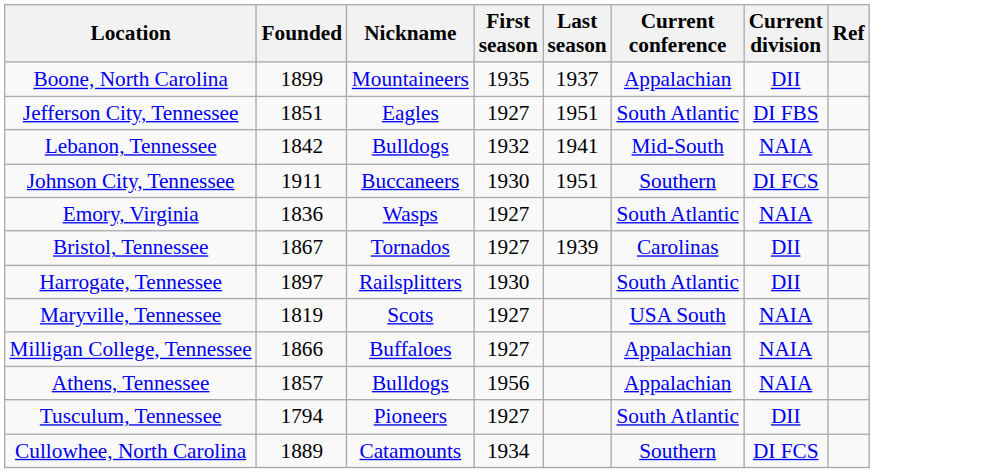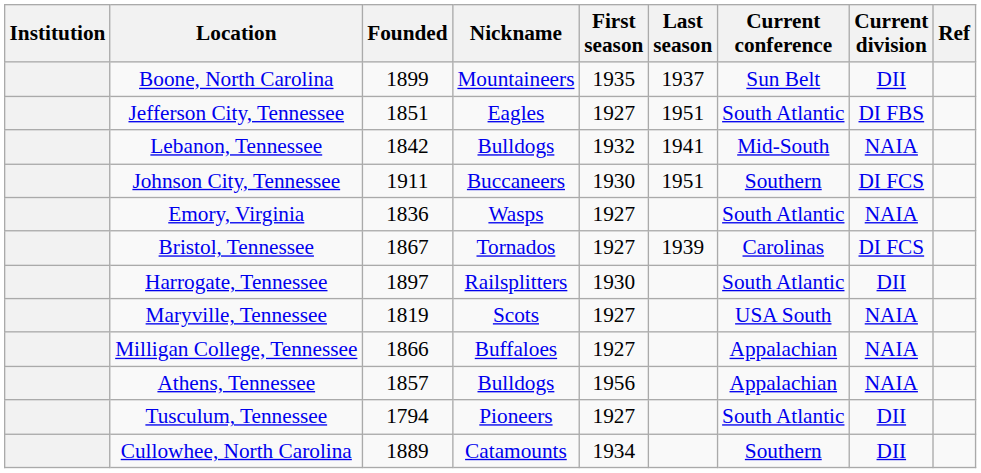+ column: (57, 33)
(678, 79) Appalachian -> (783, 79) Sun Belt
(786, 247) DII -> (891, 247) DI FCS
(786, 450) DI FCS -> (891, 450) DII
